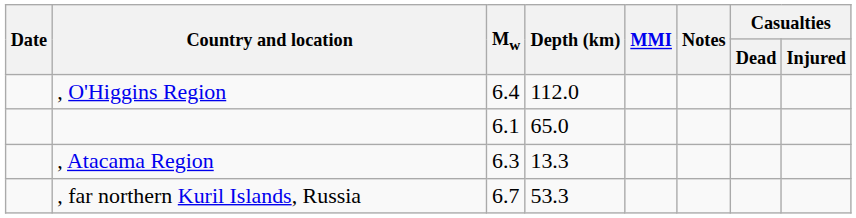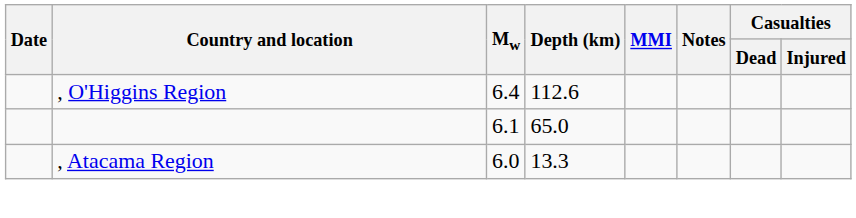(555, 91) 112.0 -> (555, 91) 112.6
(506, 160) 6.3 -> (506, 160) 6.0
- row: (209, 195)
